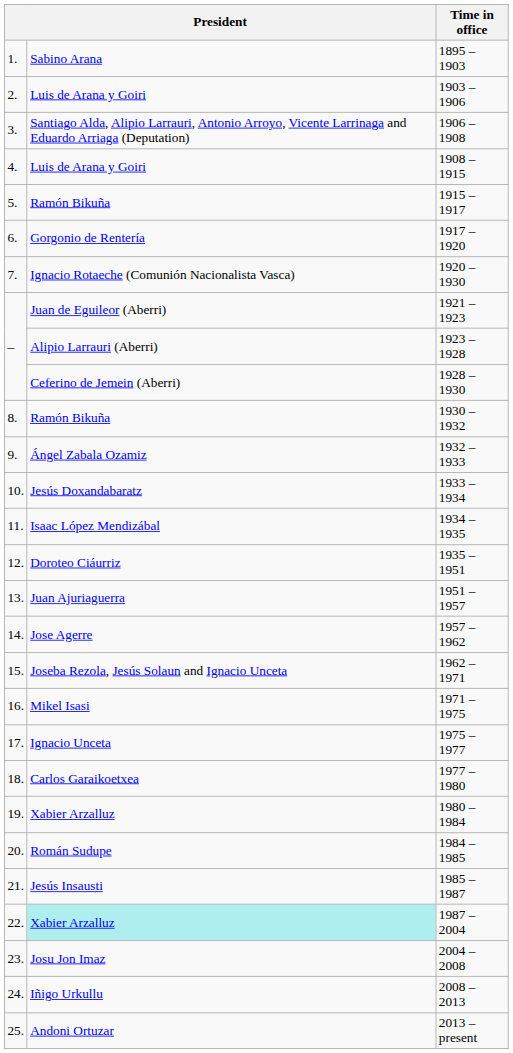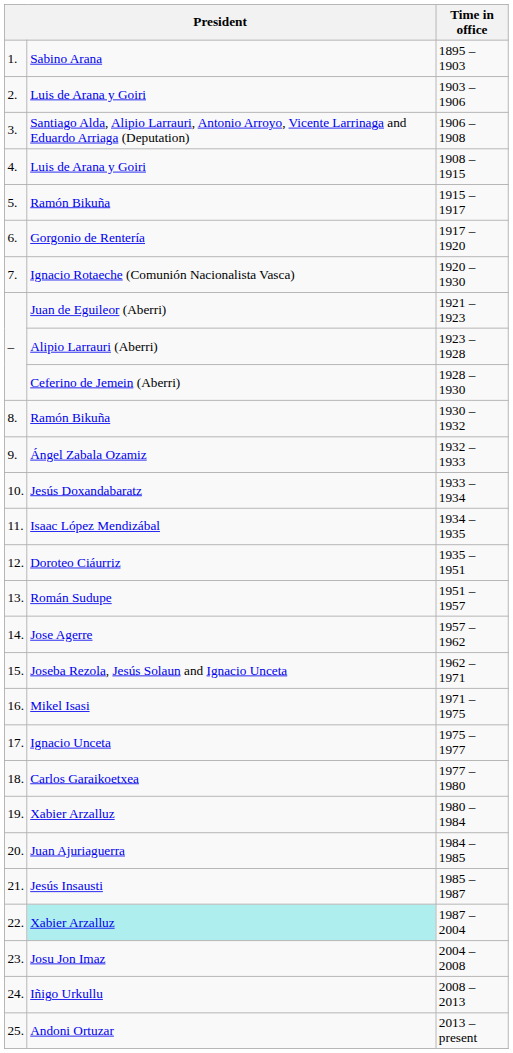(78, 598) Juan Ajuriaguerra -> (71, 598) Román Sudupe
(71, 850) Román Sudupe -> (78, 850) Juan Ajuriaguerra
